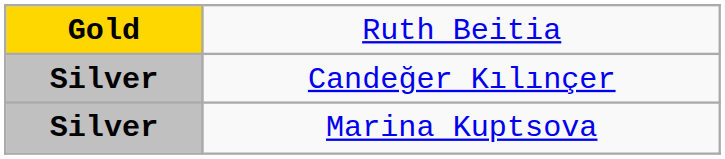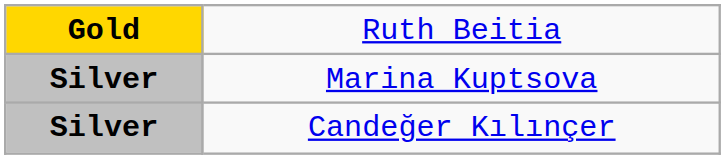rows swapped: (462, 128) <-> (462, 79)
